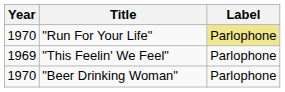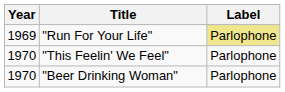(22, 35) 1970 -> (22, 35) 1969
(22, 55) 1969 -> (22, 55) 1970
